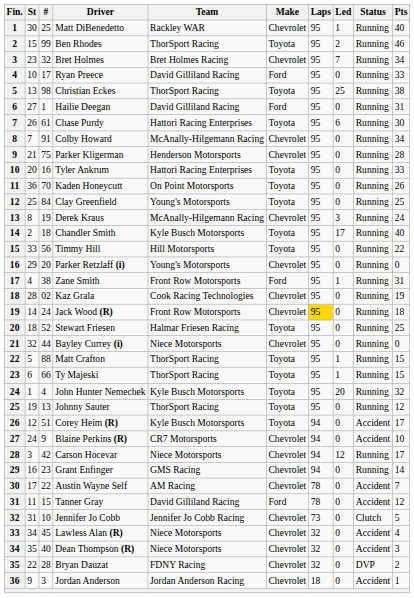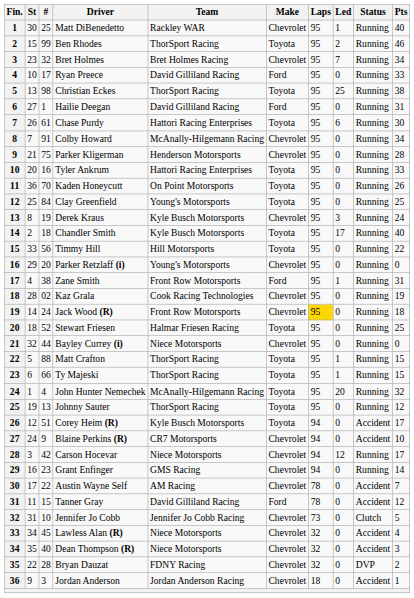(207, 217) McAnally-Hilgemann Racing -> (197, 217) Kyle Busch Motorsports
(197, 391) Kyle Busch Motorsports -> (207, 391) McAnally-Hilgemann Racing
